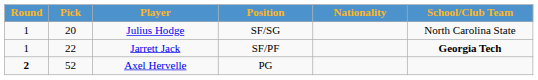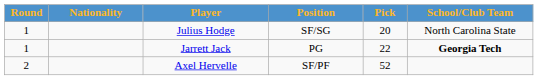columns swapped: (70, 13) <-> (360, 13)
(265, 48) SF/PF -> (316, 48) PG
(26, 65) bold -> (26, 65) normal
(265, 65) PG -> (316, 65) SF/PF
